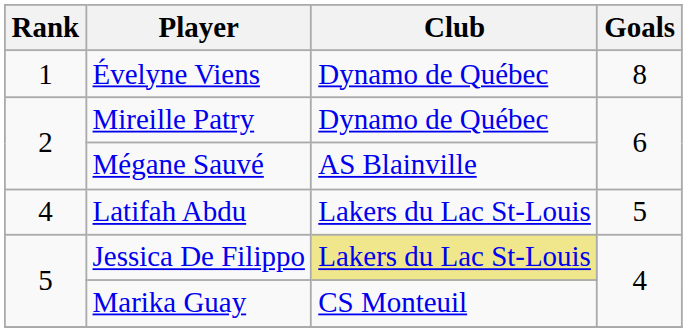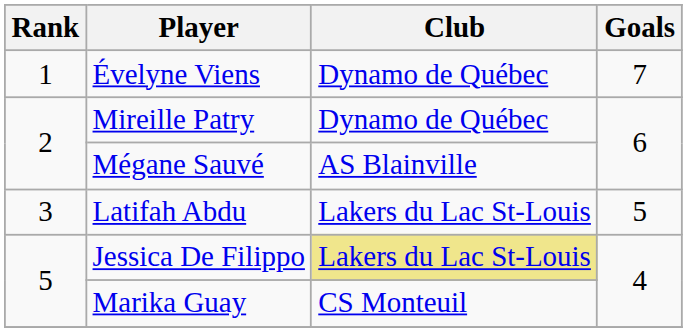(640, 73) 8 -> (640, 73) 7
(45, 211) 4 -> (45, 211) 3
